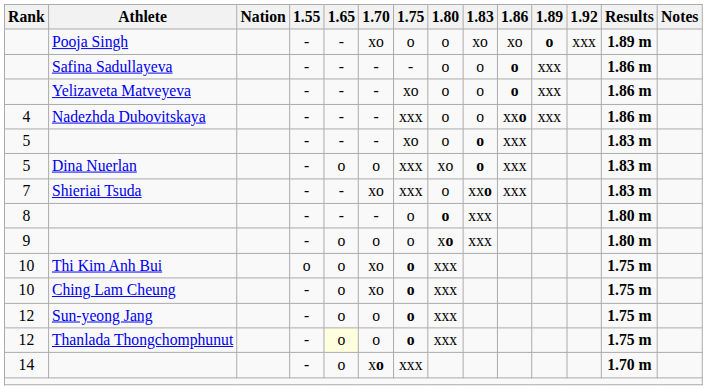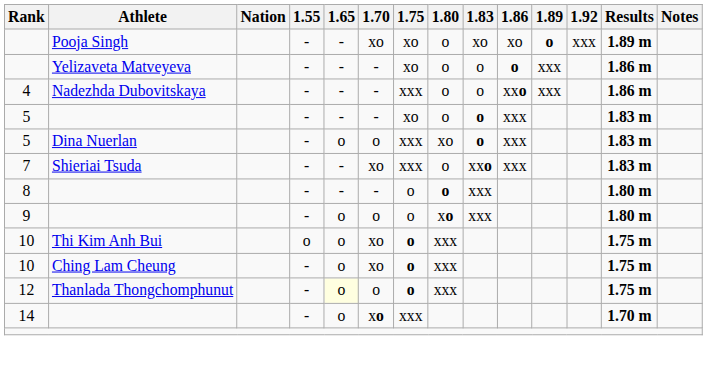(411, 41) o -> (411, 41) xo
- row: (26, 67)
- row: (26, 315)
